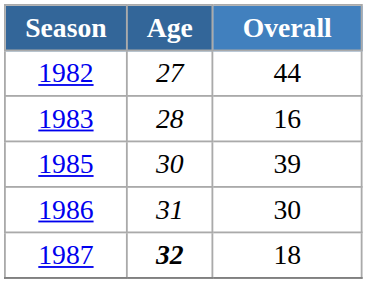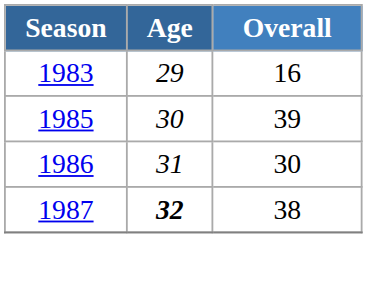- row: (66, 73)
(170, 118) 28 -> (170, 73) 29
(287, 255) 18 -> (287, 209) 38
